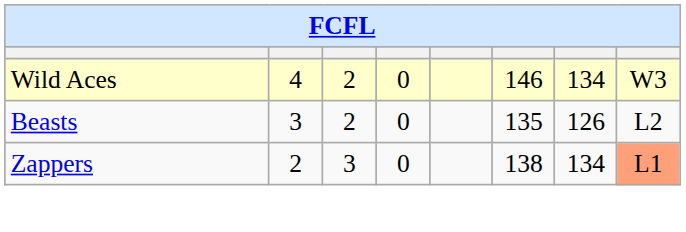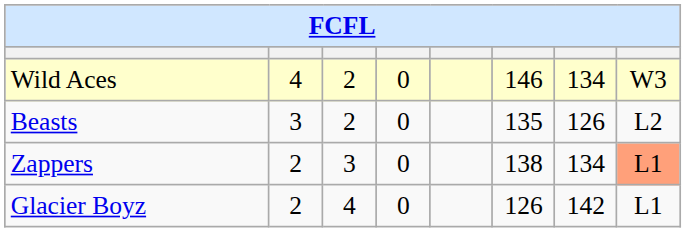+ row: (78, 206)
